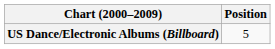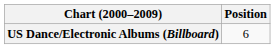(246, 33) 5 -> (246, 33) 6
